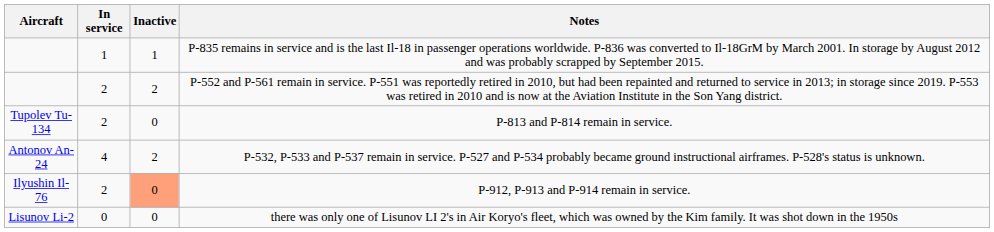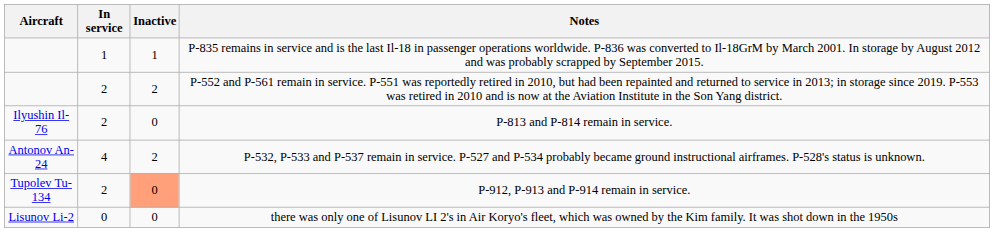(41, 122) Tupolev Tu-134 -> (41, 122) Ilyushin Il-76
(41, 190) Ilyushin Il-76 -> (41, 190) Tupolev Tu-134
